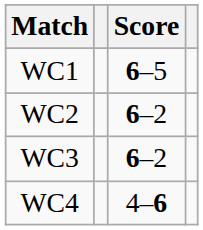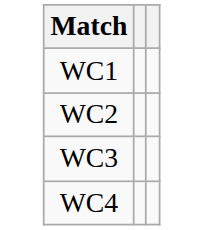- column: (146, 26)
